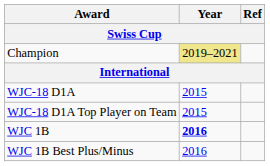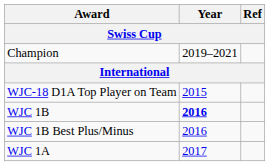(210, 53) khaki background -> (210, 53) no background
- row: (41, 92)
+ row: (29, 151)
